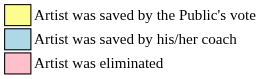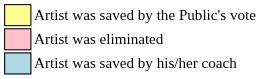rows swapped: (135, 39) <-> (99, 63)
